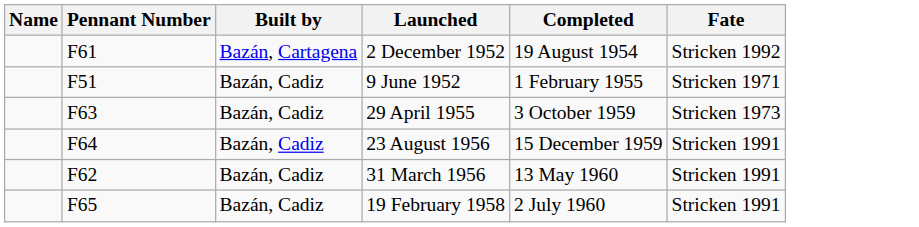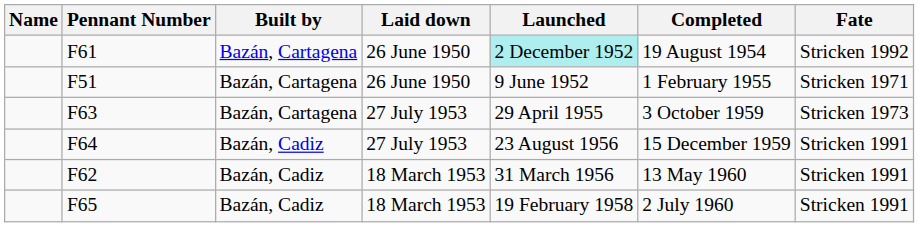+ column: (426, 19)
(436, 50) no background -> (564, 50) paleturquoise background
(272, 81) Bazán, Cadiz -> (288, 81) Bazán, Cartagena
(272, 112) Bazán, Cadiz -> (288, 112) Bazán, Cartagena
